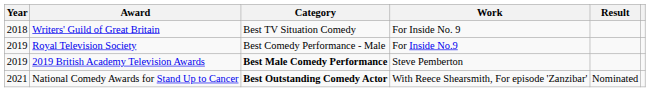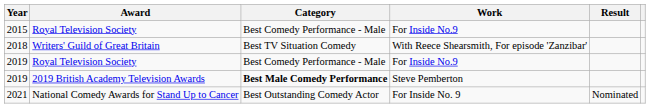+ row: (17, 29)
(426, 29) For Inside No. 9 -> (490, 45) With Reece Shearsmith, For episode 'Zanzibar'
(315, 78) bold -> (311, 95) normal
(490, 78) With Reece Shearsmith, For episode 'Zanzibar' -> (426, 95) For Inside No. 9
